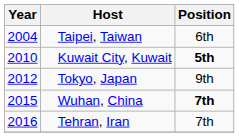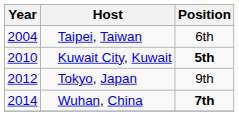(22, 100) 2015 -> (22, 100) 2014
- row: (94, 121)
